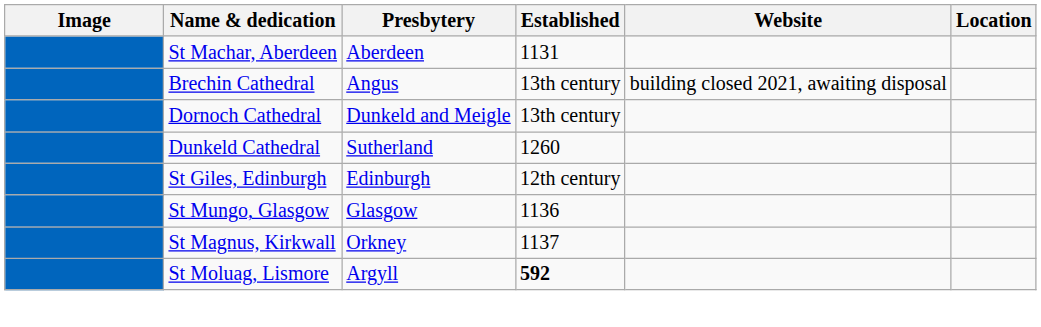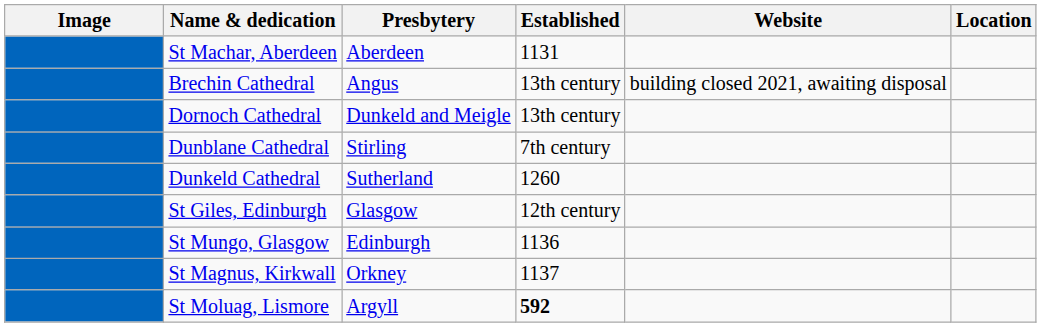+ row: (249, 147)
(388, 178) Edinburgh -> (382, 210) Glasgow
(382, 210) Glasgow -> (388, 242) Edinburgh
